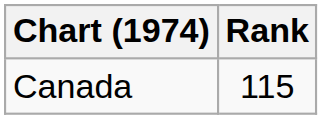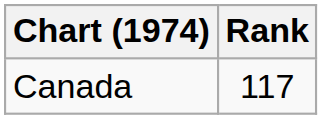(267, 85) 115 -> (267, 85) 117
